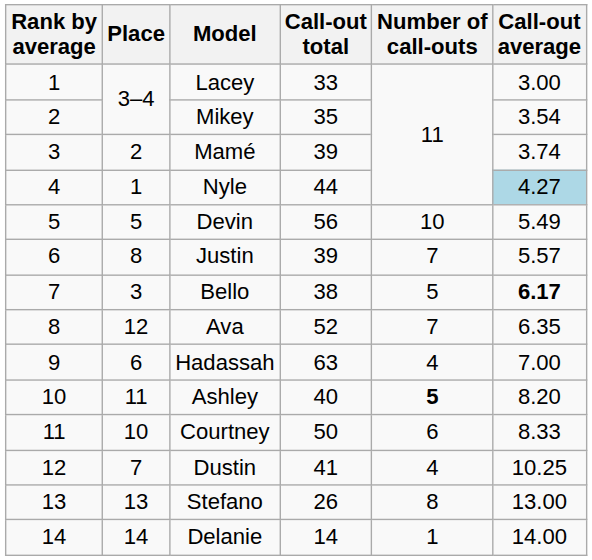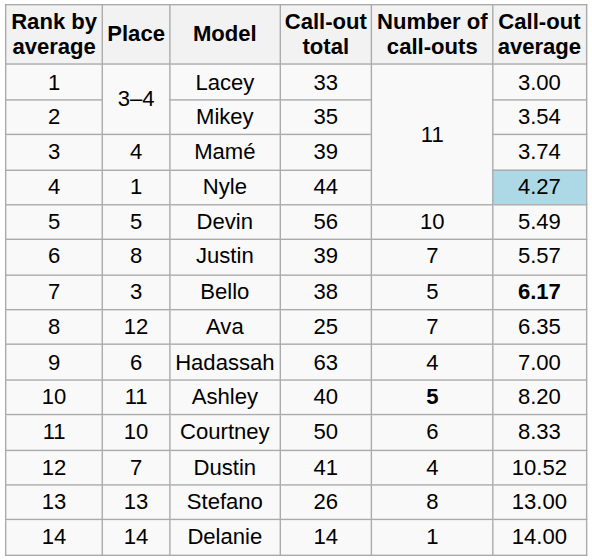(136, 151) 2 -> (136, 151) 4
(326, 326) 52 -> (326, 326) 25
(539, 467) 10.25 -> (539, 467) 10.52
